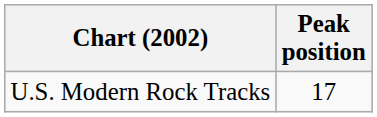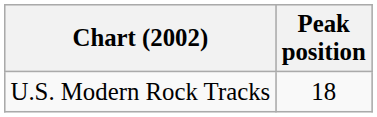(324, 91) 17 -> (324, 91) 18
